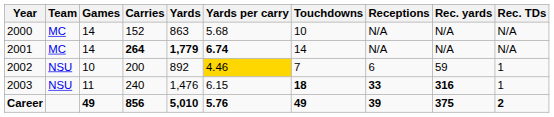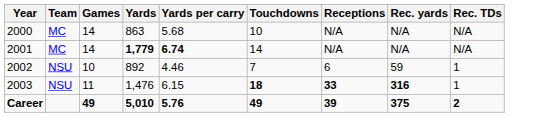- column: (145, 13)
(217, 67) gold background -> (173, 67) no background
